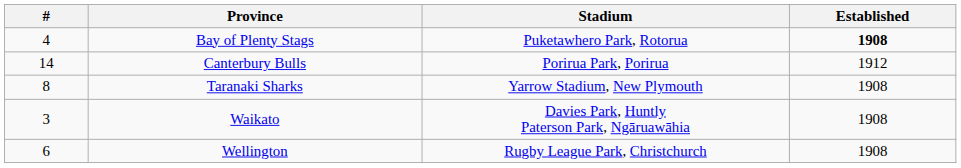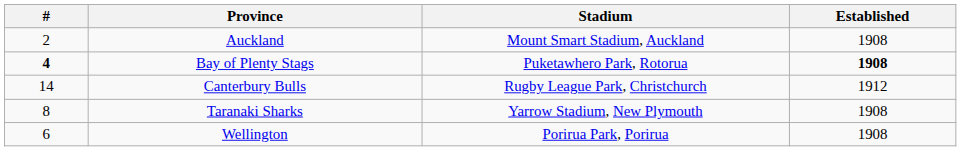+ row: (255, 39)
(46, 39) normal -> (46, 63) bold
(605, 63) Porirua Park, Porirua -> (605, 87) Rugby League Park, Christchurch
- row: (255, 119)
(605, 151) Rugby League Park, Christchurch -> (605, 134) Porirua Park, Porirua
